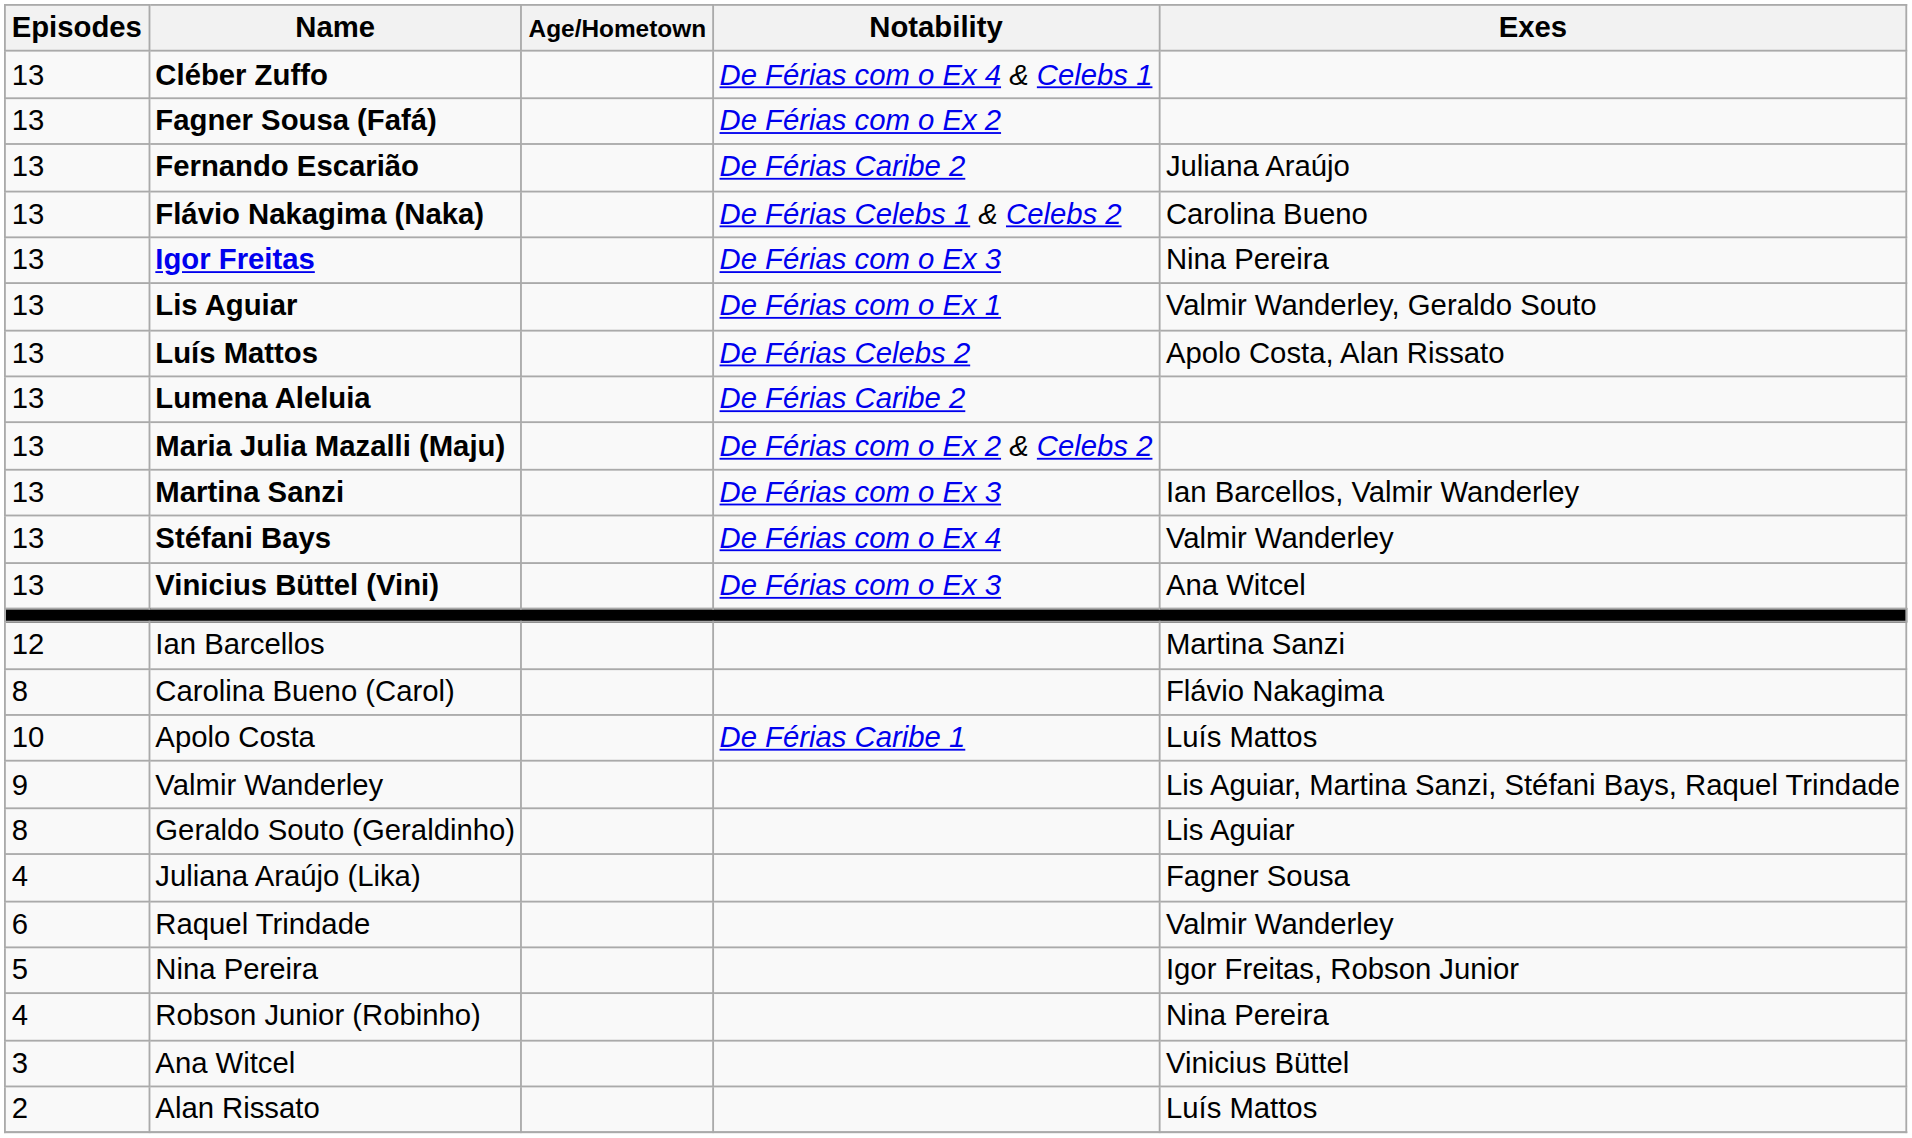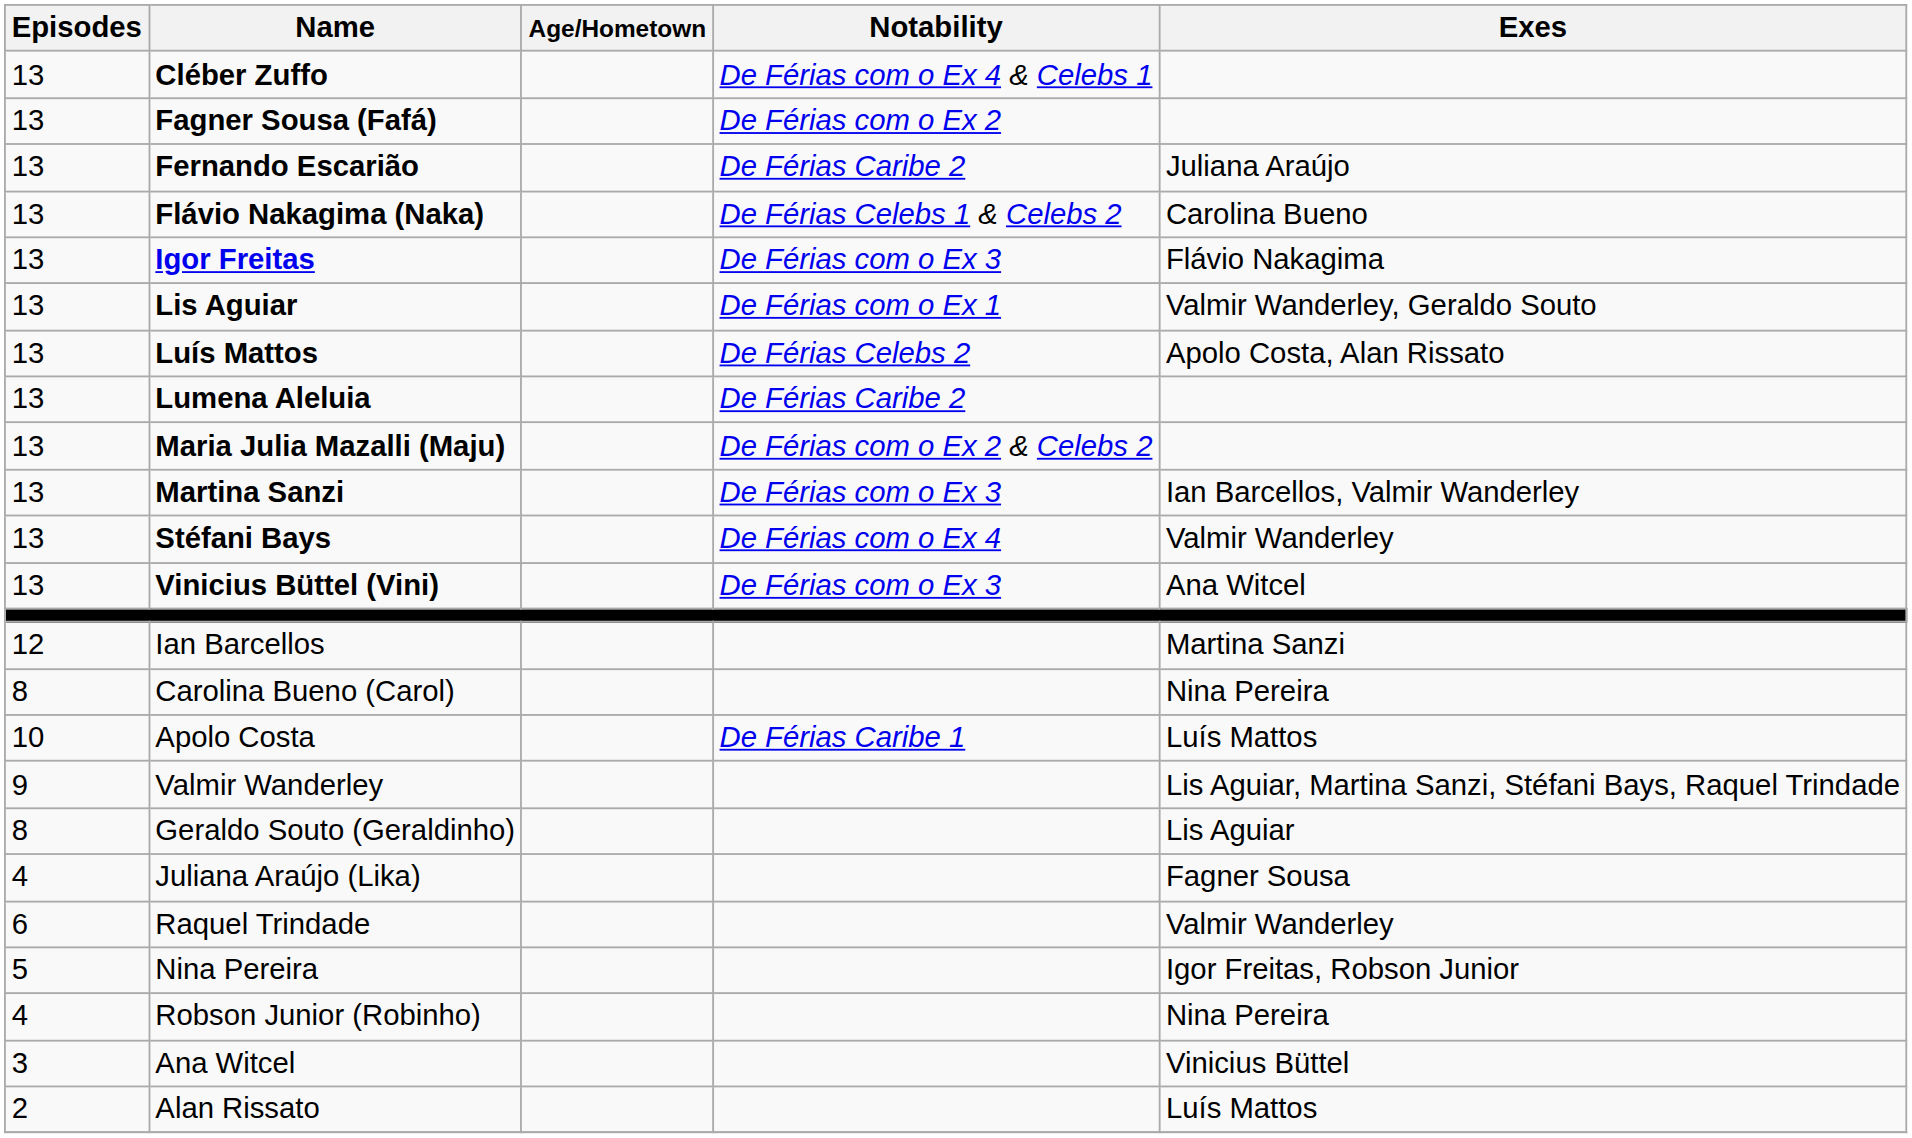(1247, 259) Nina Pereira -> (1275, 259) Flávio Nakagima
(1275, 691) Flávio Nakagima -> (1247, 691) Nina Pereira
